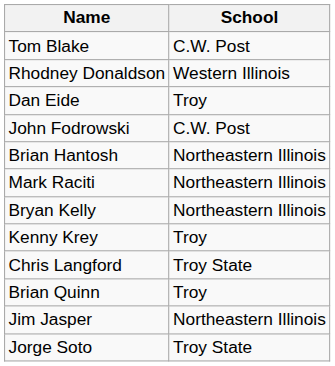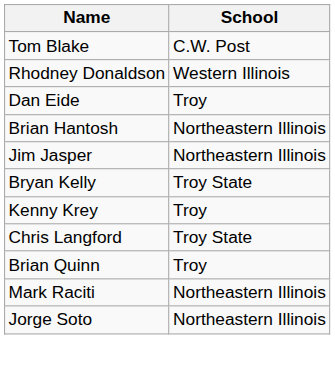- row: (69, 127)
rows swapped: (50, 319) <-> (52, 182)
(249, 210) Northeastern Illinois -> (213, 182) Troy State
(213, 347) Troy State -> (249, 319) Northeastern Illinois
